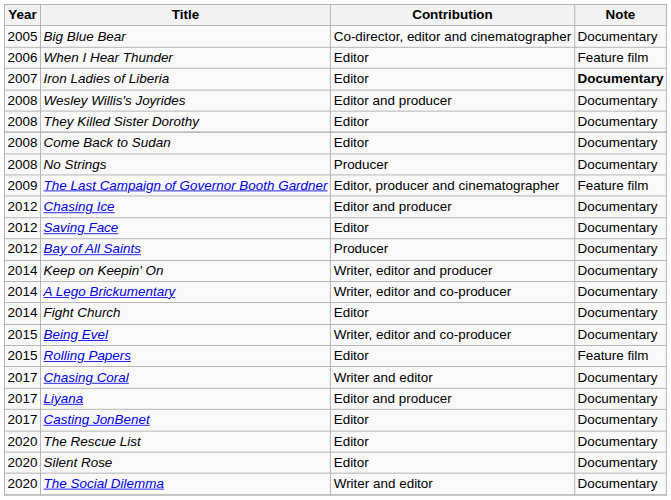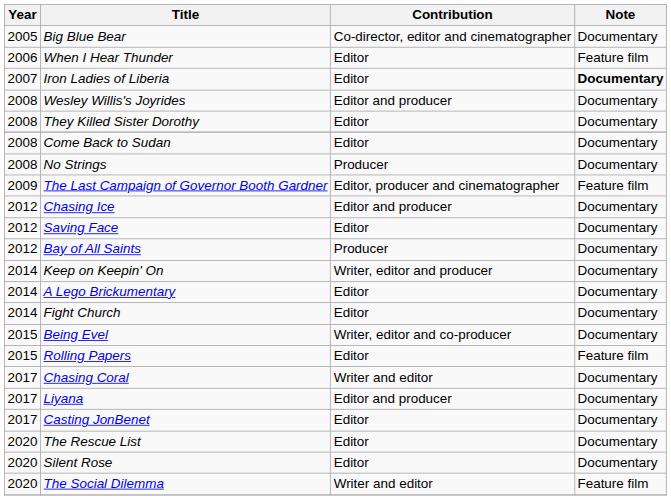(422, 292) Writer, editor and co-producer -> (351, 292) Editor
(617, 484) Documentary -> (613, 484) Feature film
